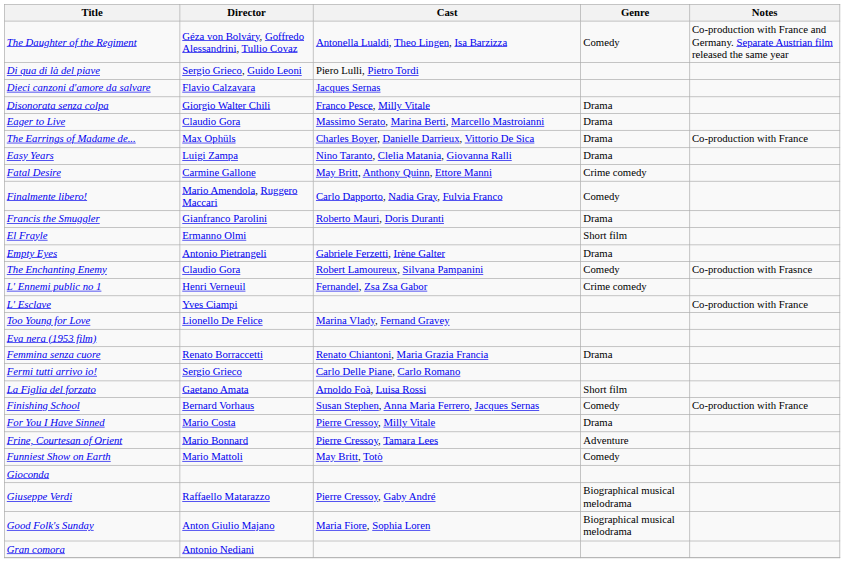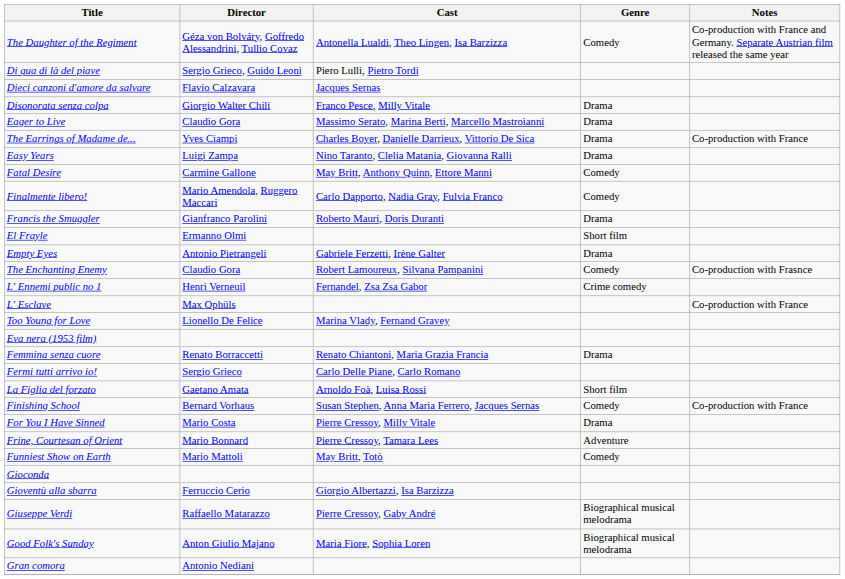(209, 139) Max Ophüls -> (210, 139) Yves Ciampi
(615, 173) Crime comedy -> (601, 173) Comedy
(210, 304) Yves Ciampi -> (209, 304) Max Ophüls
+ row: (52, 491)
